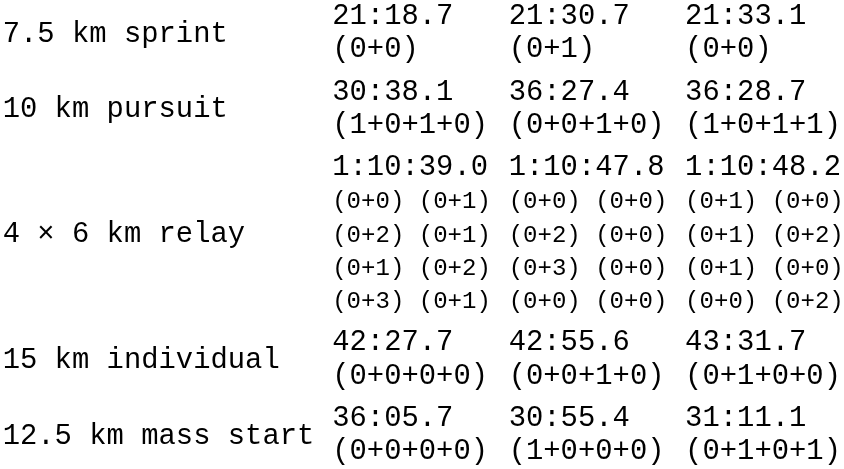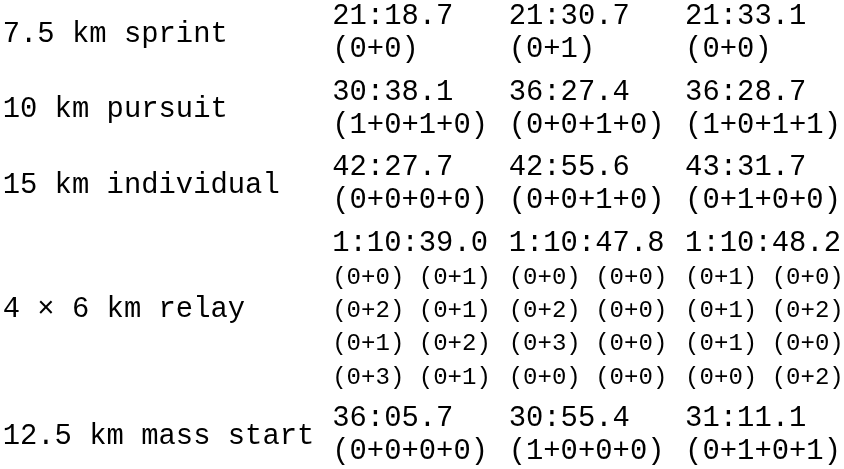rows swapped: (141, 359) <-> (124, 234)
